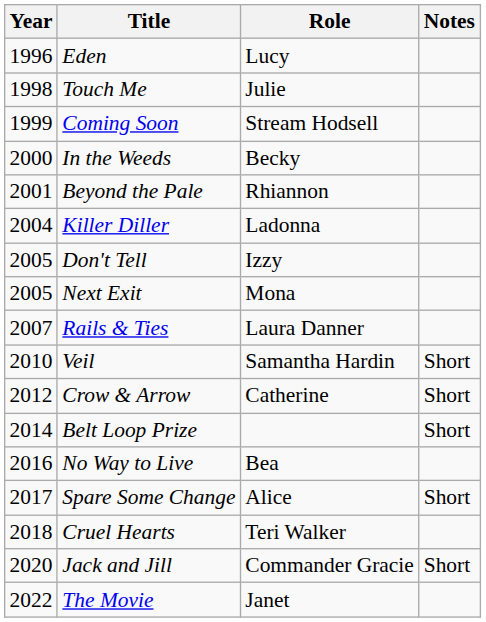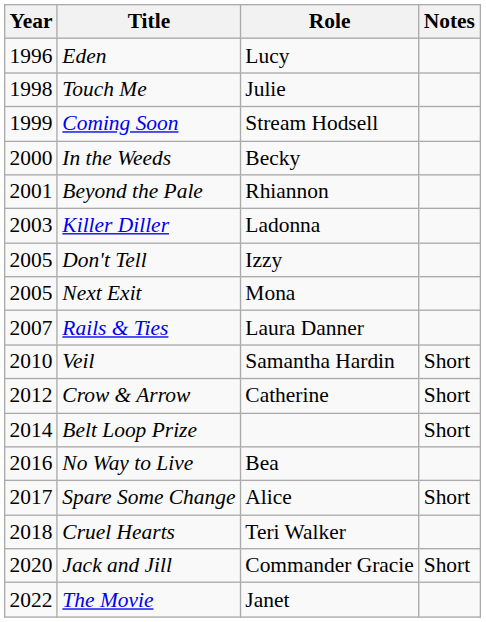(31, 225) 2004 -> (31, 225) 2003
